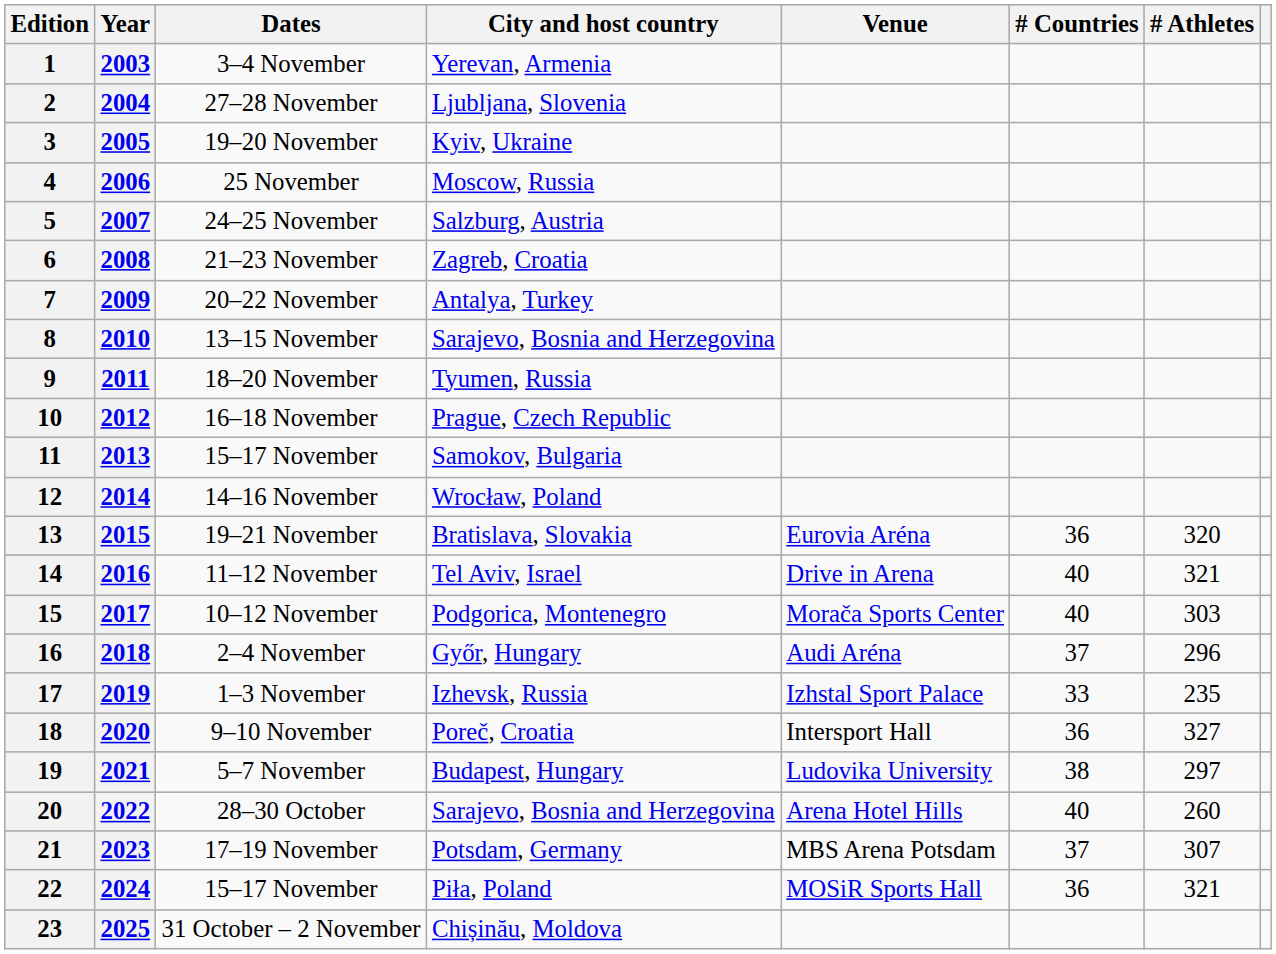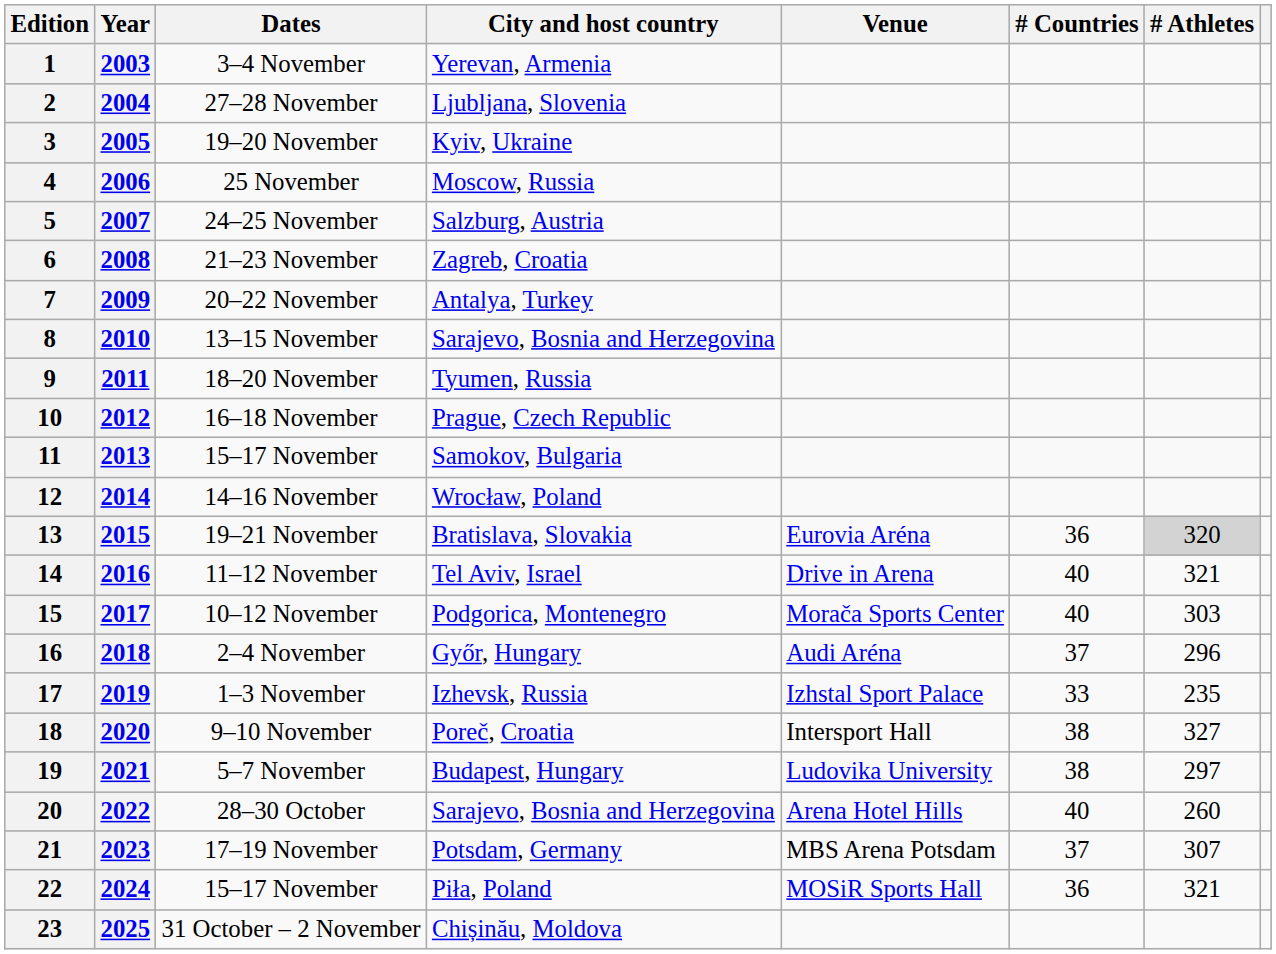(1202, 535) no background -> (1202, 535) lightgrey background
(1077, 732) 36 -> (1077, 732) 38
